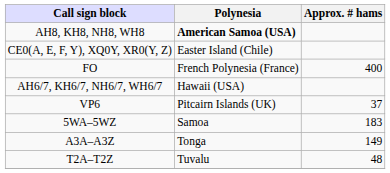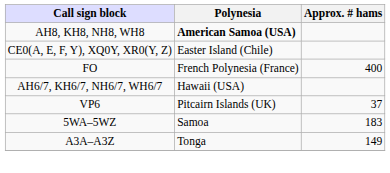- row: (90, 159)
